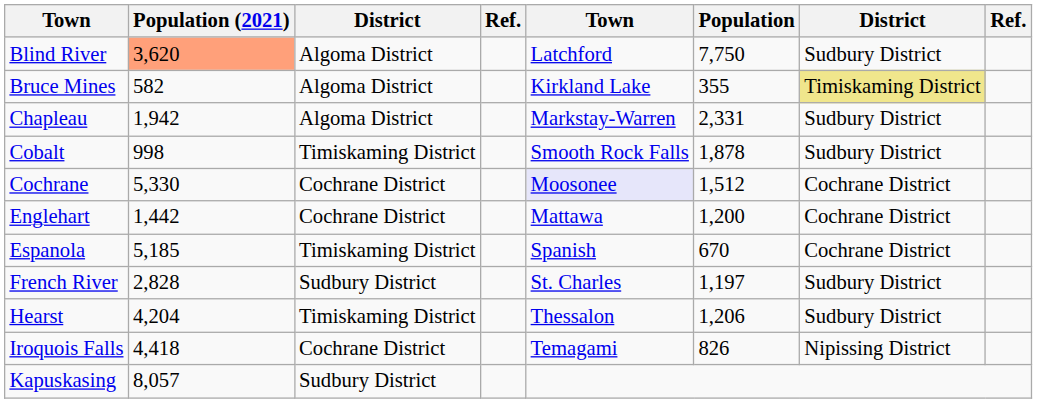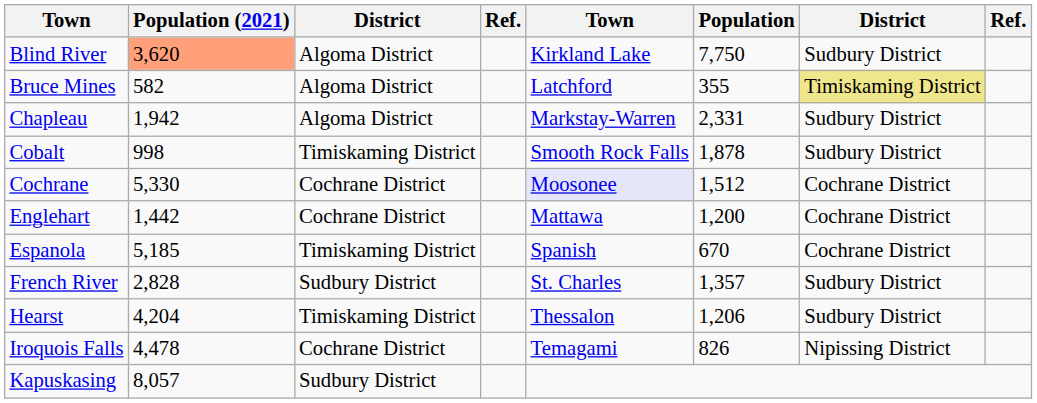(571, 53) Latchford -> (591, 53) Kirkland Lake
(591, 86) Kirkland Lake -> (571, 86) Latchford
(722, 282) 1,197 -> (722, 282) 1,357
(156, 348) 4,418 -> (156, 348) 4,478
